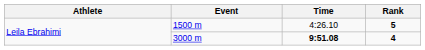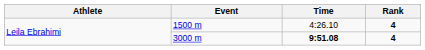(393, 25) 5 -> (393, 25) 4
